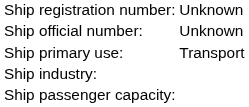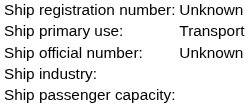rows swapped: (73, 31) <-> (64, 52)
